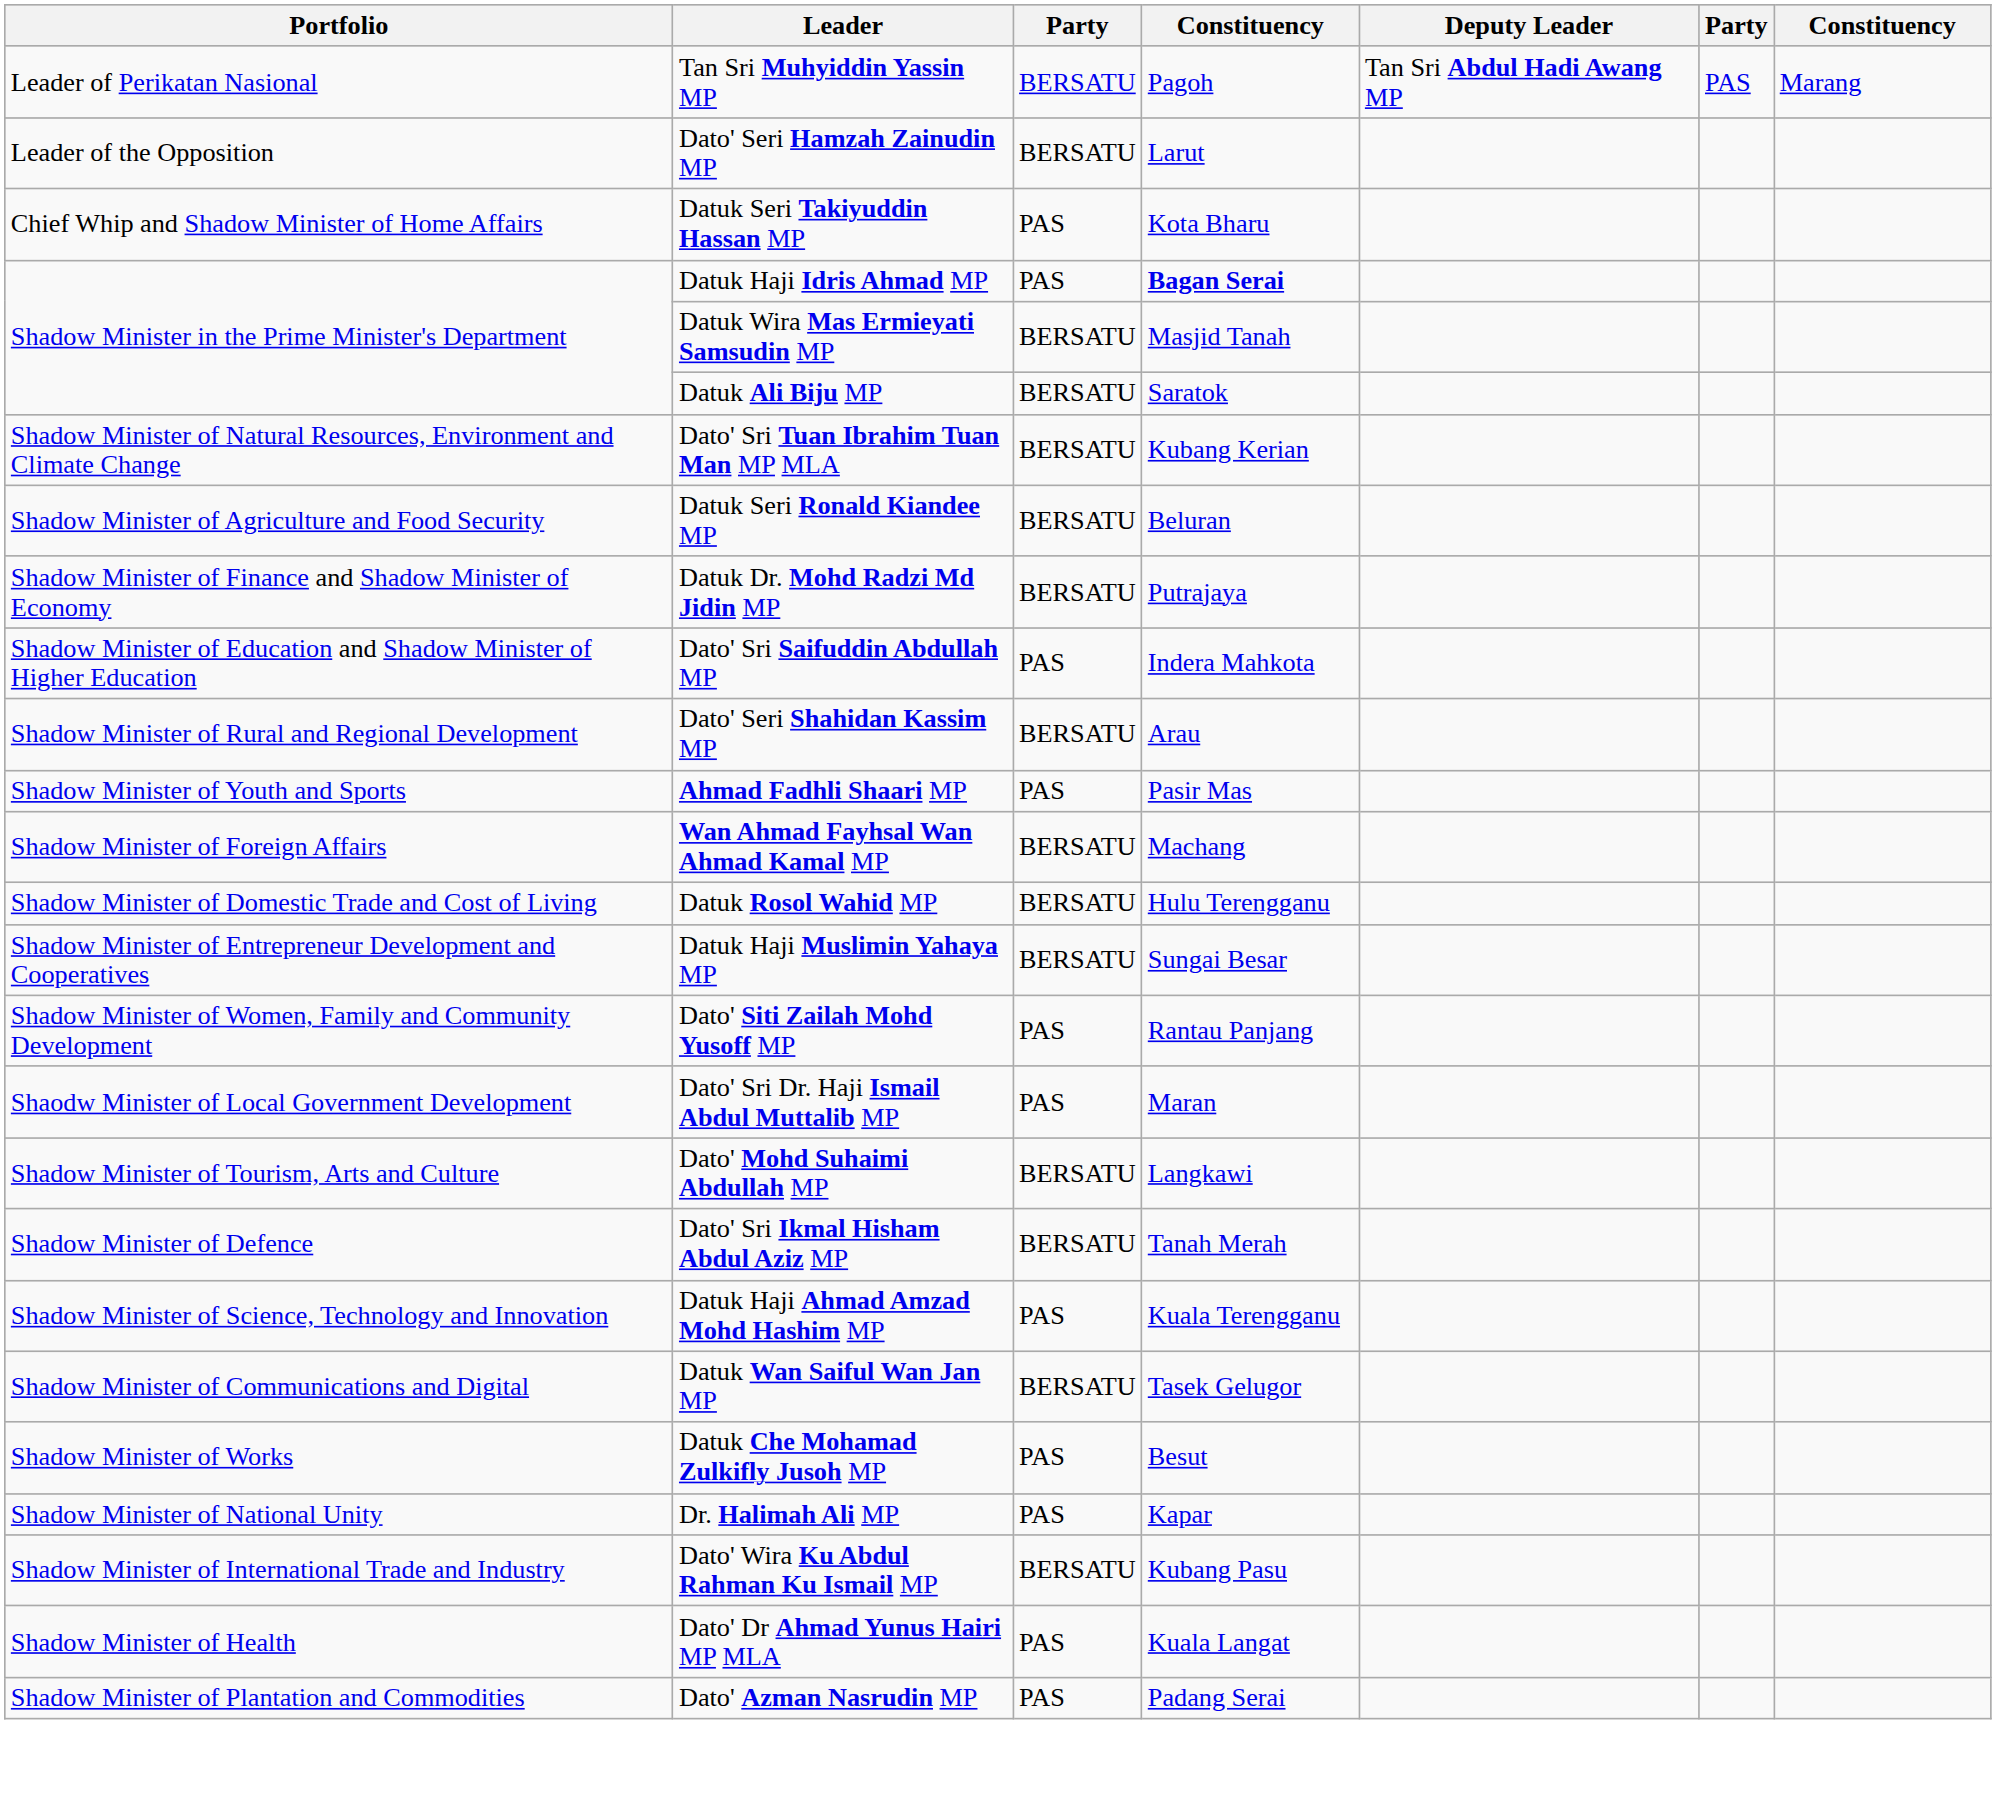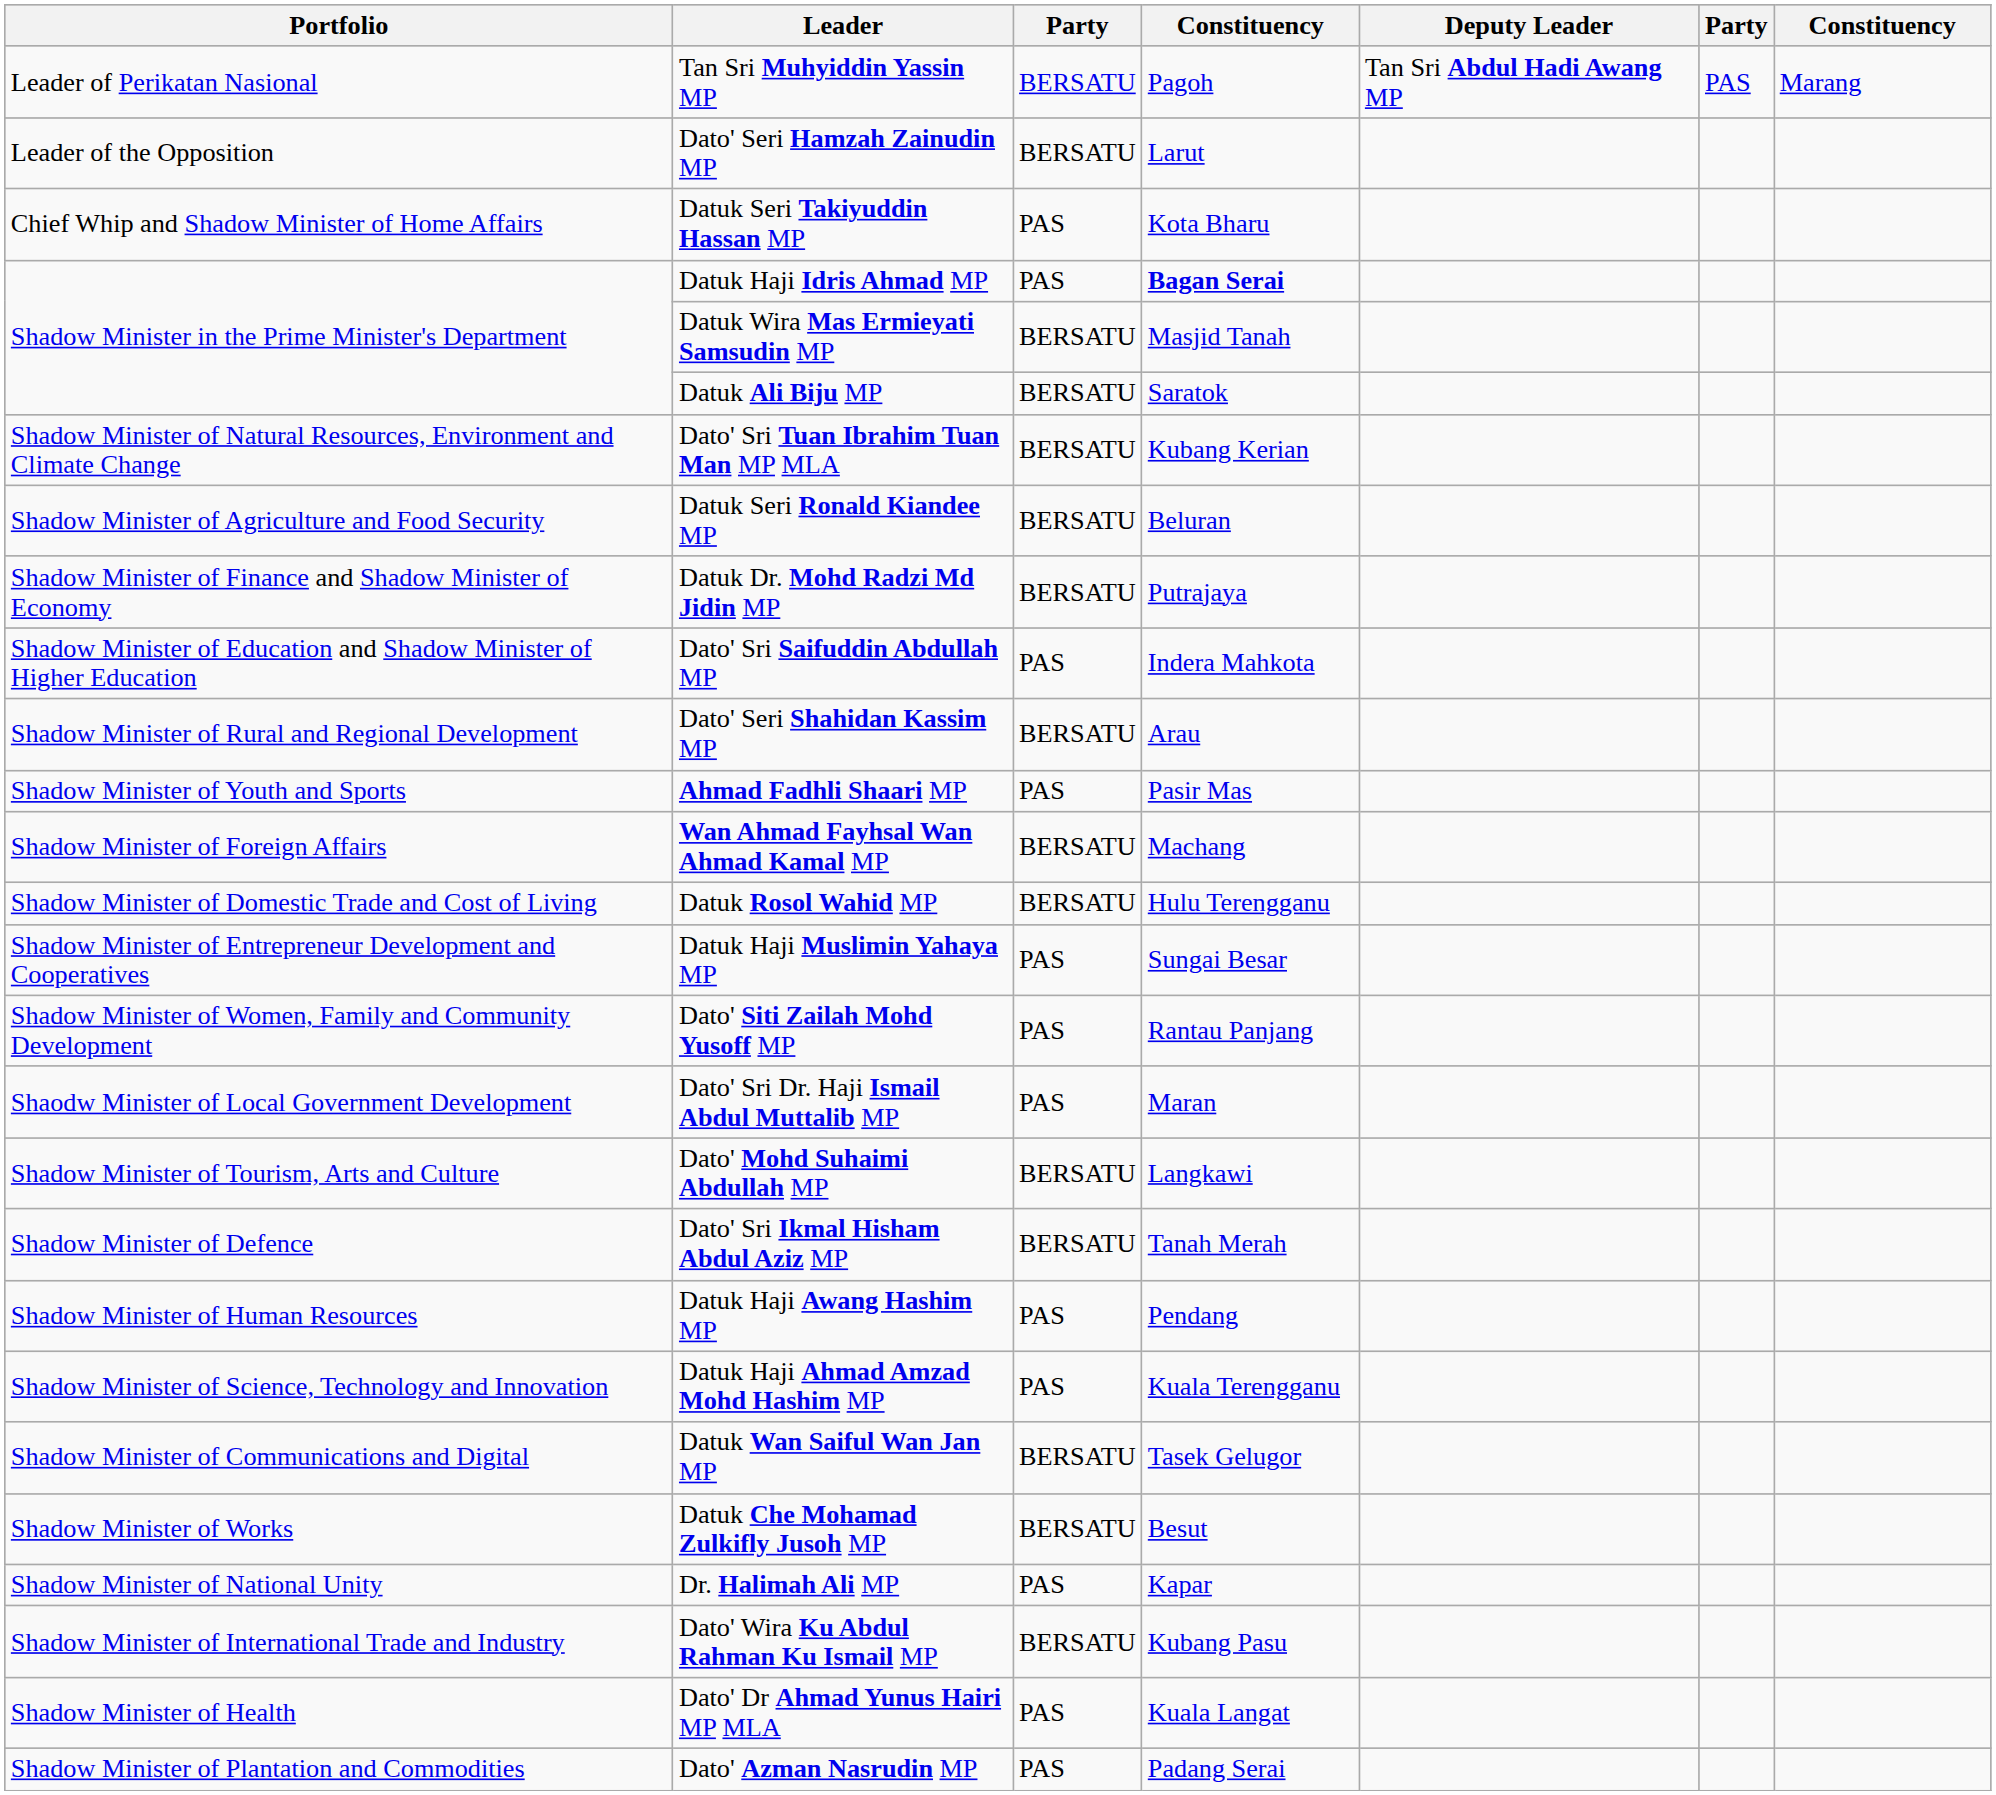(1077, 959) BERSATU -> (1042, 959) PAS
+ row: (826, 1315)
(1042, 1457) PAS -> (1077, 1528) BERSATU
